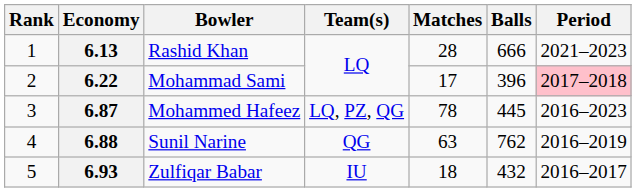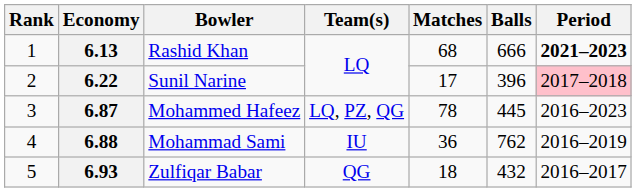(448, 50) 28 -> (448, 50) 68
(584, 50) normal -> (584, 50) bold
(217, 80) Mohammad Sami -> (197, 80) Sunil Narine
(197, 141) Sunil Narine -> (217, 141) Mohammad Sami
(357, 141) QG -> (357, 141) IU
(448, 141) 63 -> (448, 141) 36
(357, 171) IU -> (357, 171) QG
